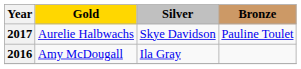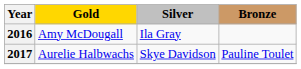rows swapped: (20, 53) <-> (20, 34)
